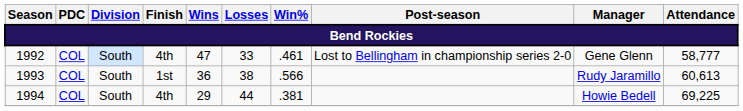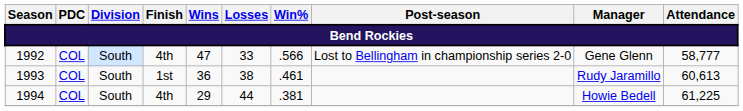(291, 56) .461 -> (291, 56) .566
(291, 76) .566 -> (291, 76) .461
(701, 96) 69,225 -> (701, 96) 61,225
